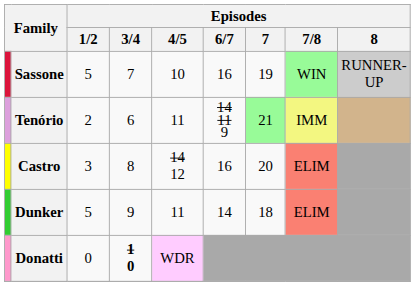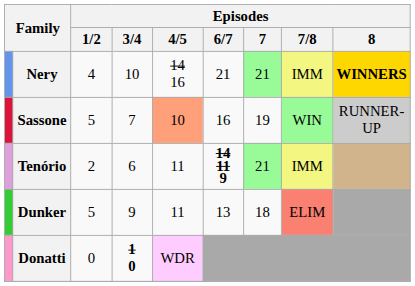+ row: (42, 74)
(178, 74) no background -> (178, 120) lightsalmon background
(224, 120) normal -> (223, 166) bold
- row: (39, 166)
(224, 212) 14 -> (223, 212) 13
